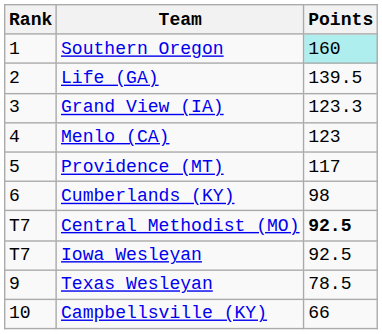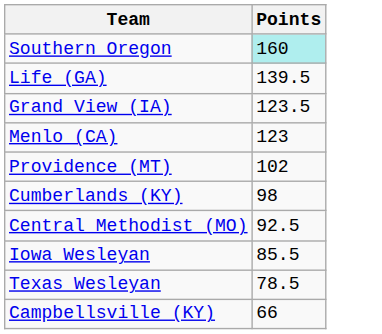- column: (31, 19)
(335, 108) 123.3 -> (283, 108) 123.5
(324, 167) 117 -> (272, 167) 102
(330, 226) bold -> (278, 226) normal
(330, 255) 92.5 -> (278, 255) 85.5
